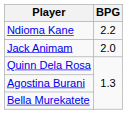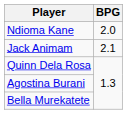(108, 30) 2.2 -> (108, 30) 2.0
(108, 48) 2.0 -> (108, 48) 2.1
